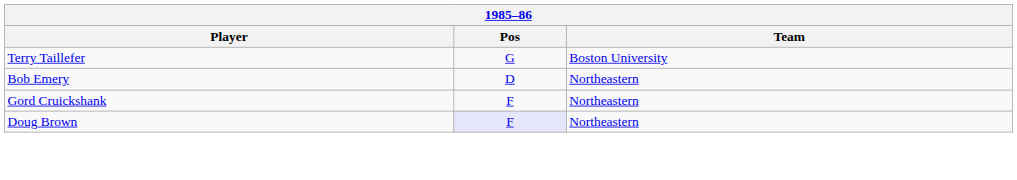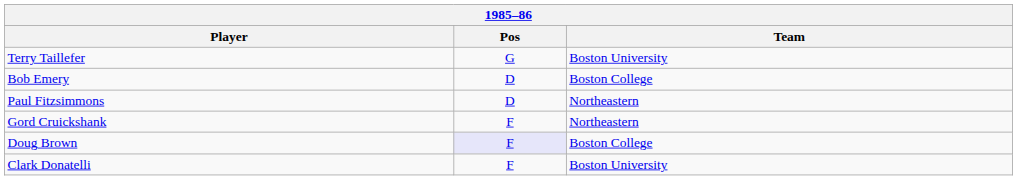(604, 79) Northeastern -> (611, 79) Boston College
+ row: (56, 100)
(604, 121) Northeastern -> (611, 143) Boston College
+ row: (49, 164)
